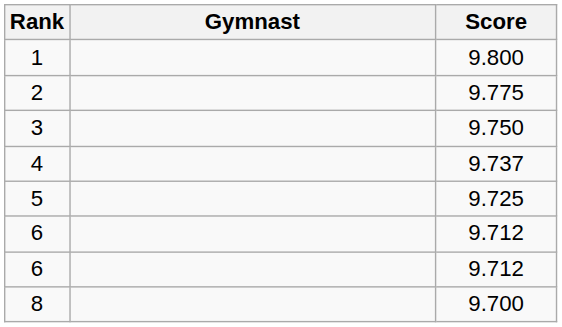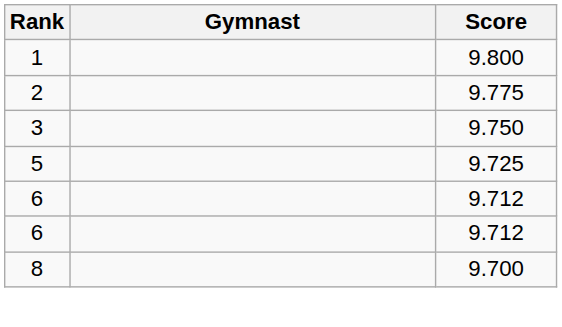- row: (37, 163)
